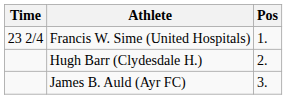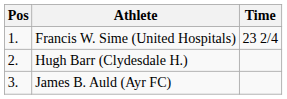columns swapped: (267, 15) <-> (25, 15)
